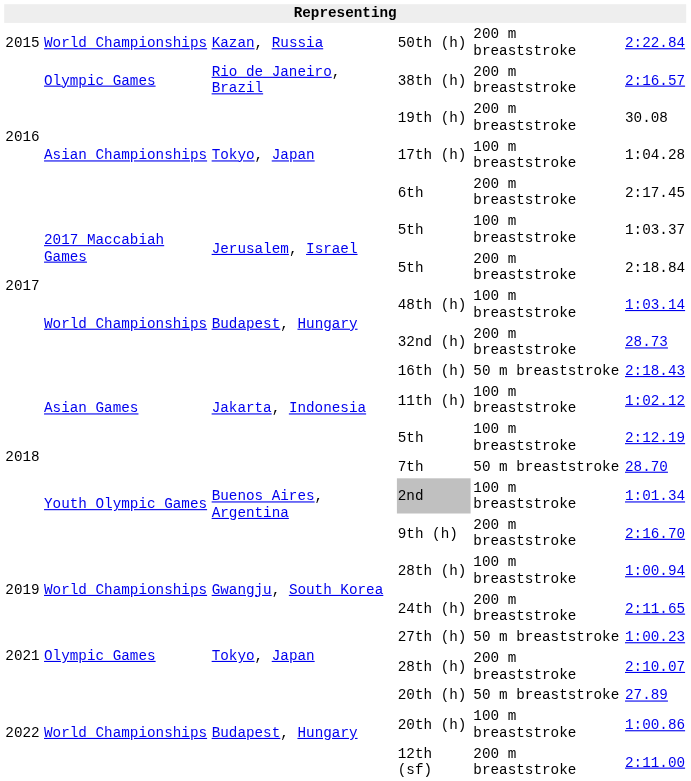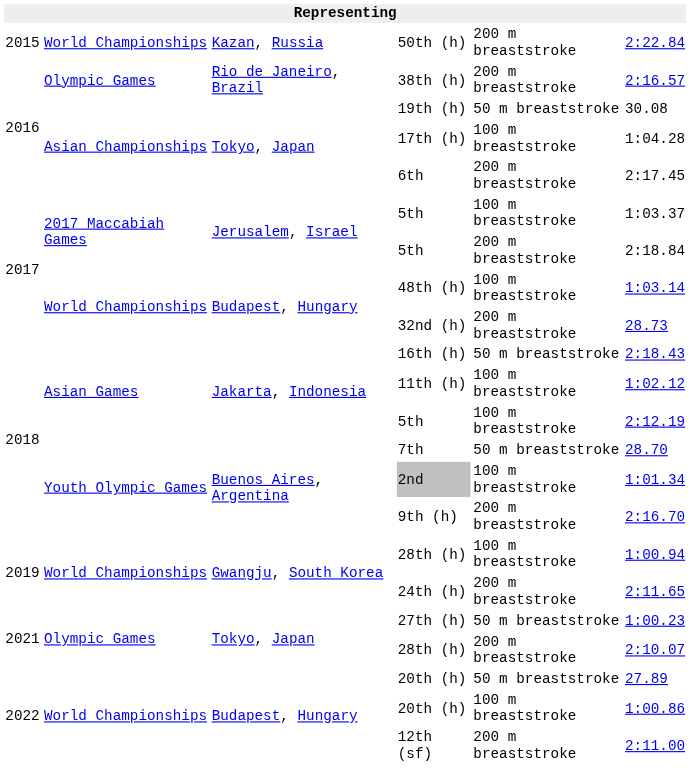(525, 118) 200 m breaststroke -> (546, 109) 50 m breaststroke
